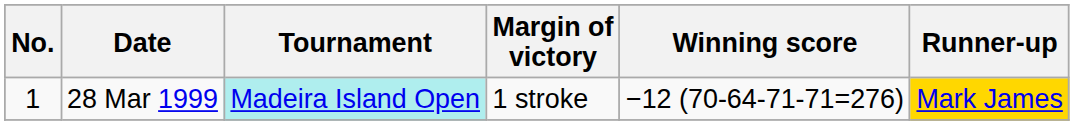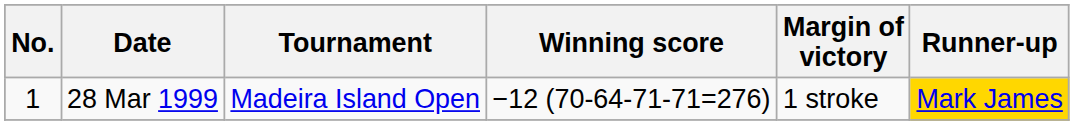columns swapped: (765, 41) <-> (553, 41)
(355, 99) paleturquoise background -> (355, 99) no background
